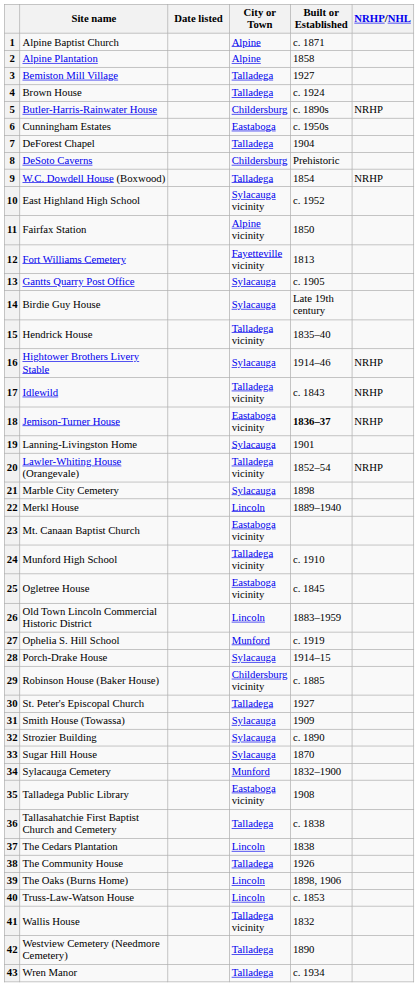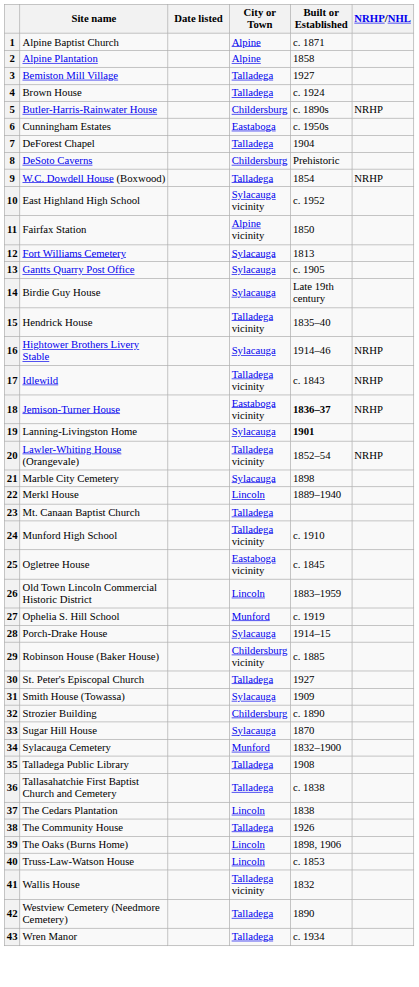(257, 259) Fayetteville vicinity -> (254, 253) Sylacauga
(304, 444) normal -> (304, 432) bold
(254, 530) Eastaboga vicinity -> (252, 512) Talladega
(254, 737) Sylacauga -> (260, 713) Childersburg
(254, 794) Eastaboga vicinity -> (252, 764) Talladega
